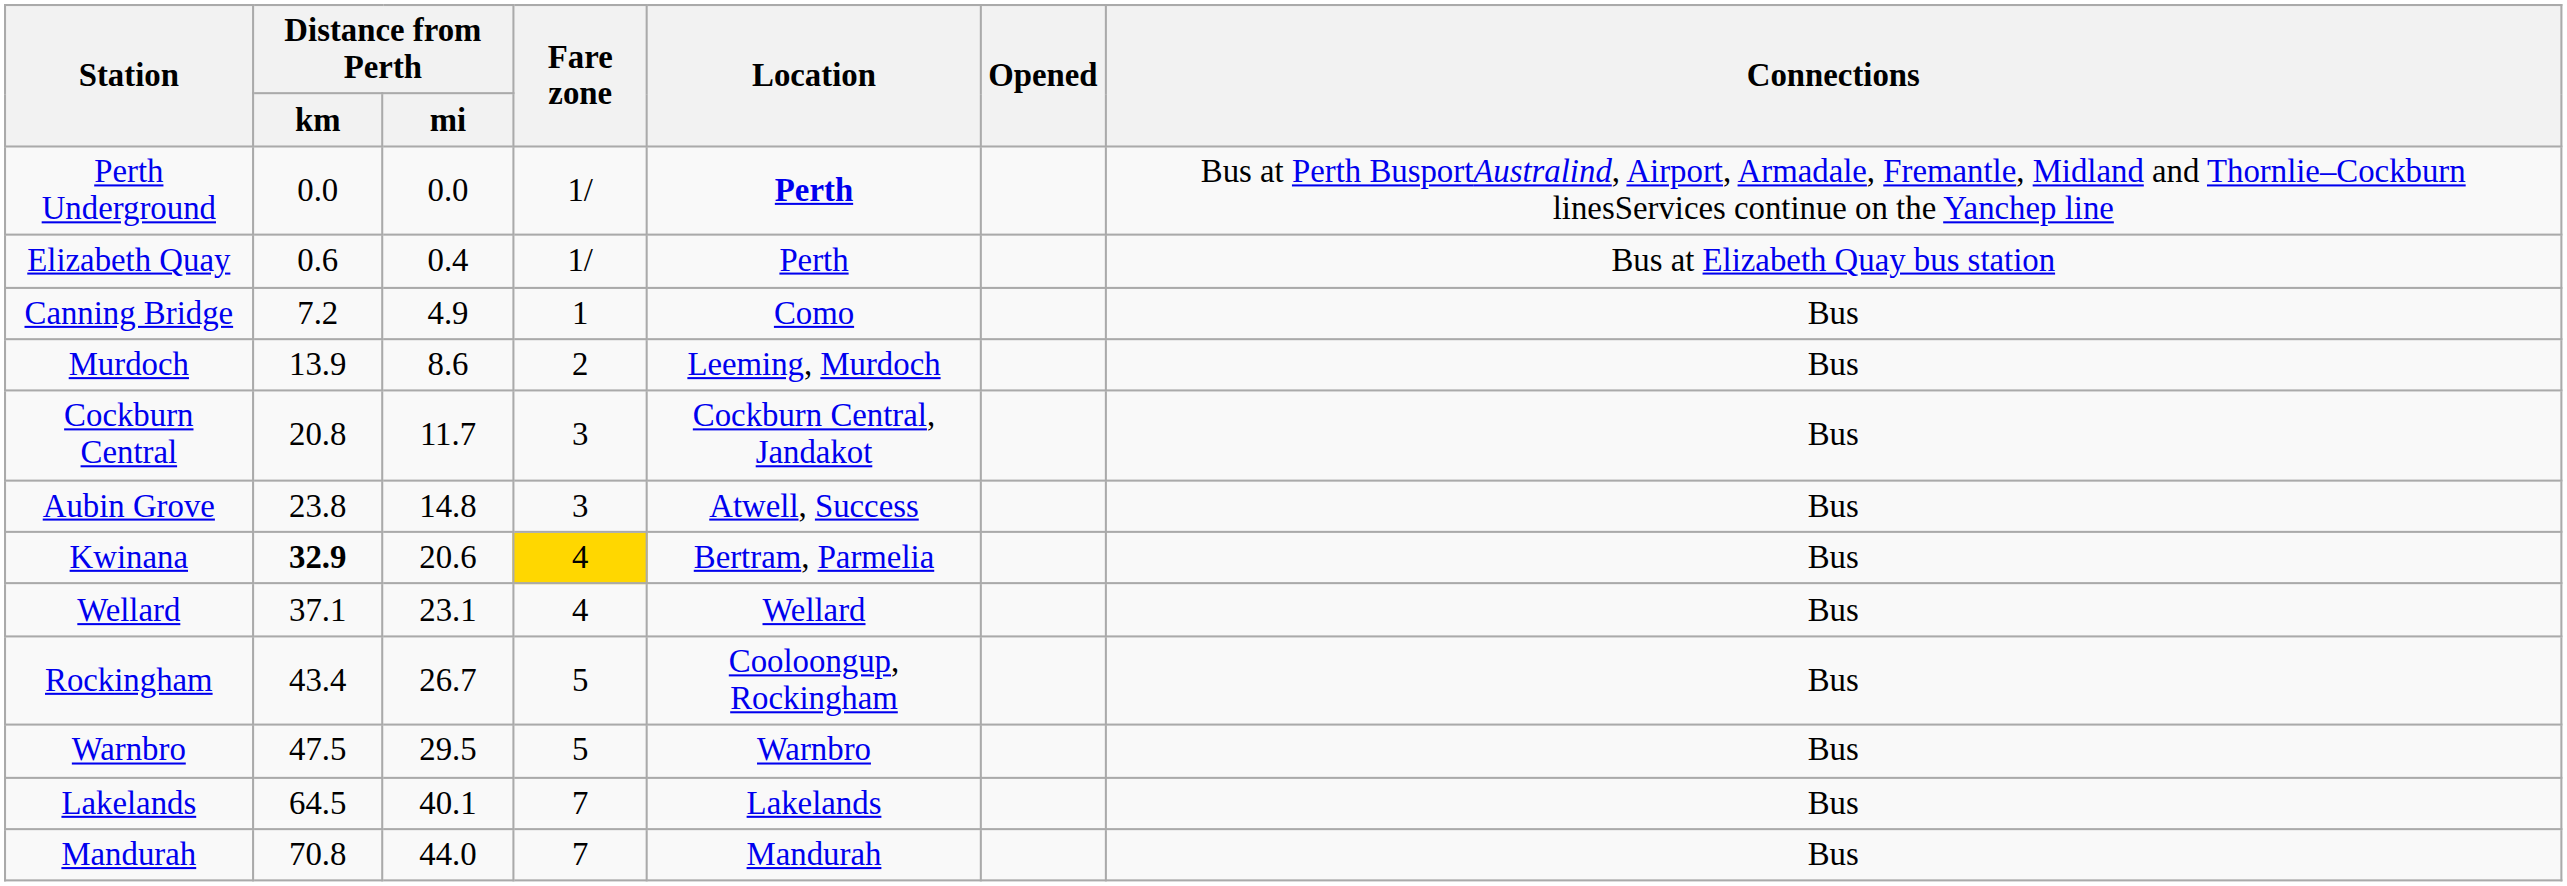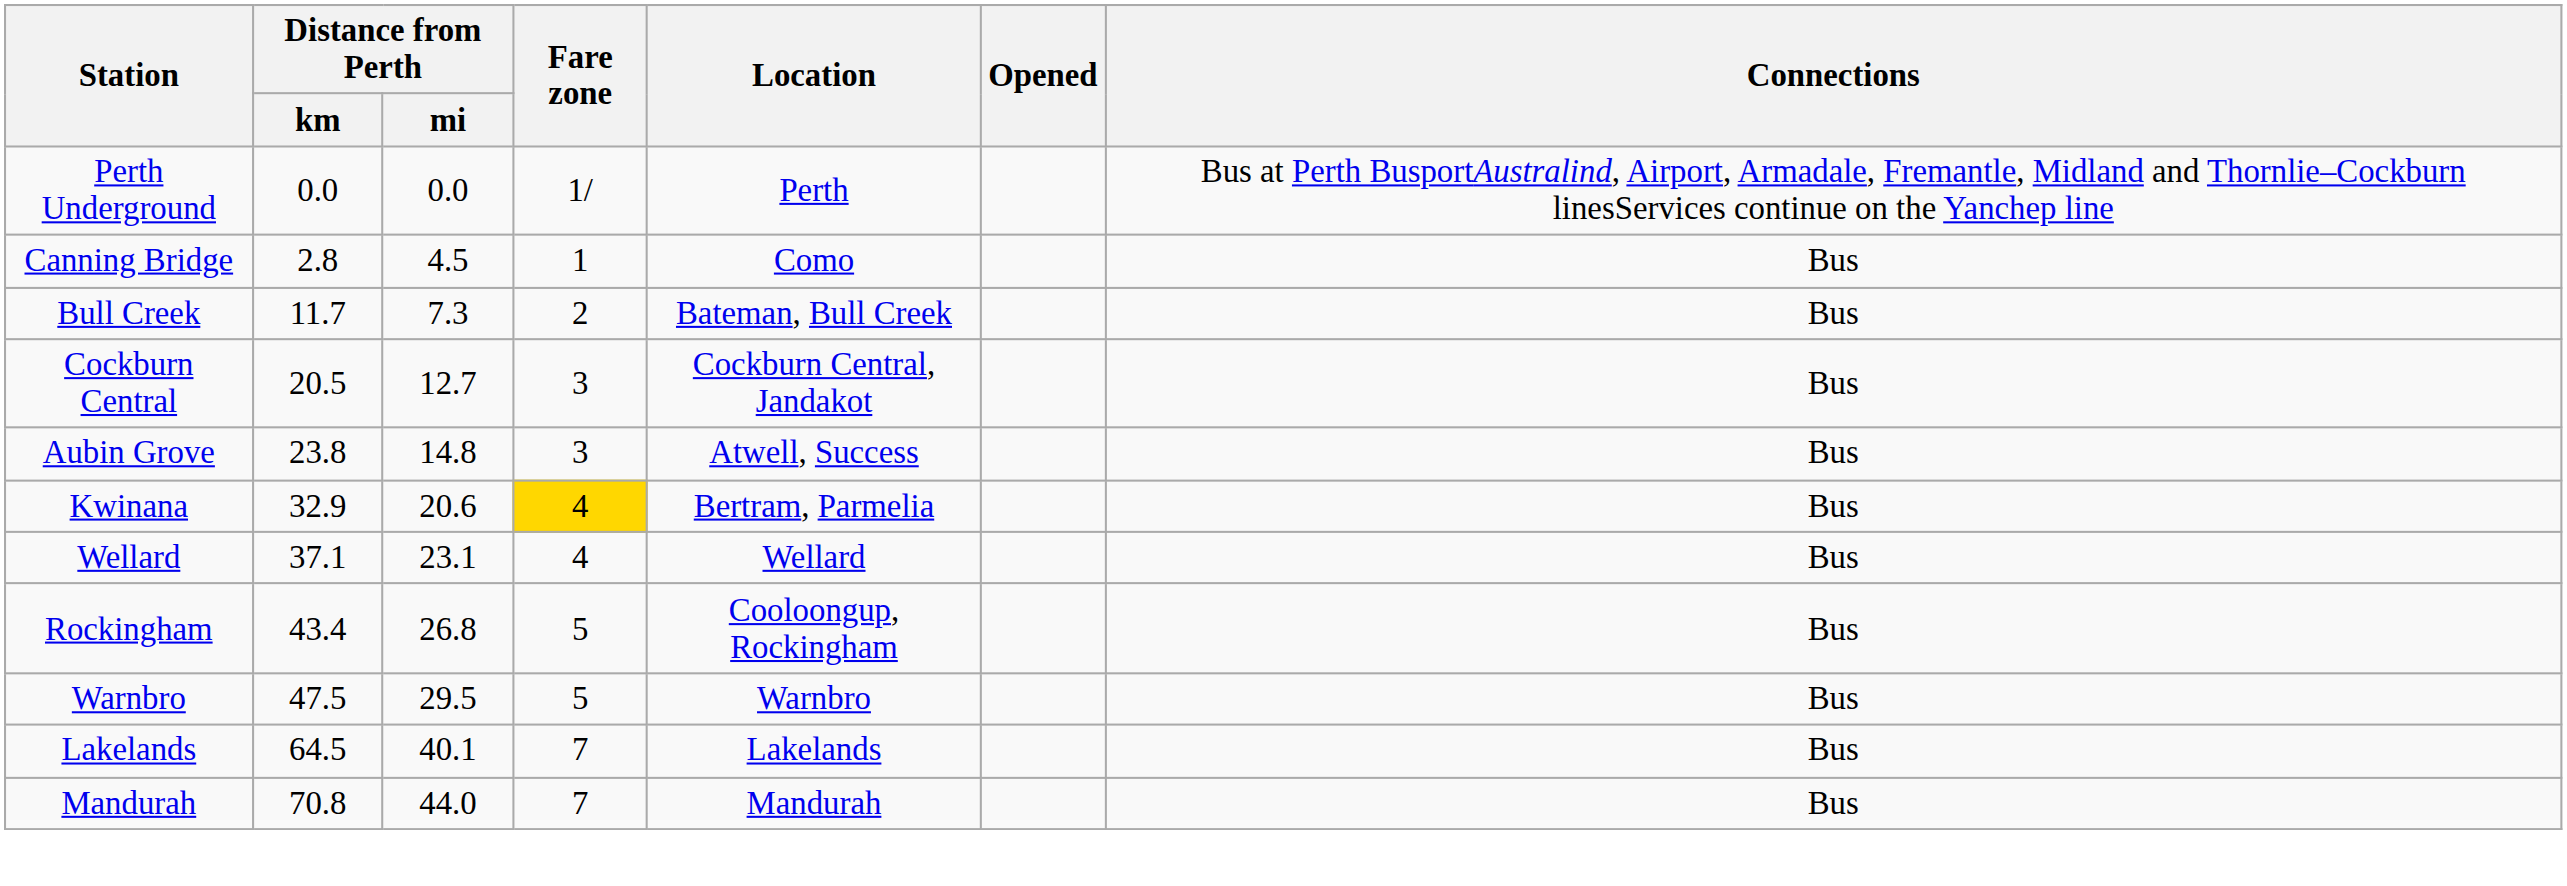(814, 189) bold -> (814, 189) normal
- row: (129, 260)
(318, 312) 7.2 -> (318, 260) 2.8
(448, 312) 4.9 -> (448, 260) 4.5
+ row: (129, 312)
- row: (129, 364)
(318, 434) 20.8 -> (318, 382) 20.5
(448, 434) 11.7 -> (448, 382) 12.7
(318, 557) bold -> (318, 505) normal
(448, 679) 26.7 -> (448, 627) 26.8
